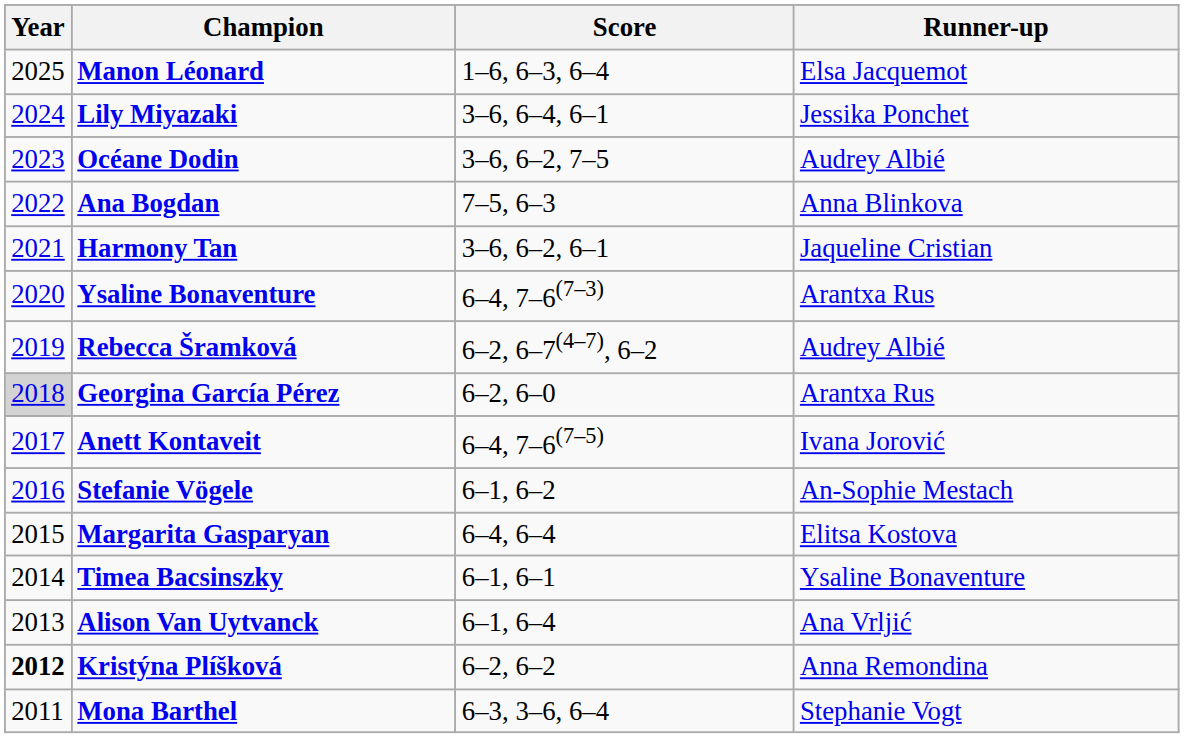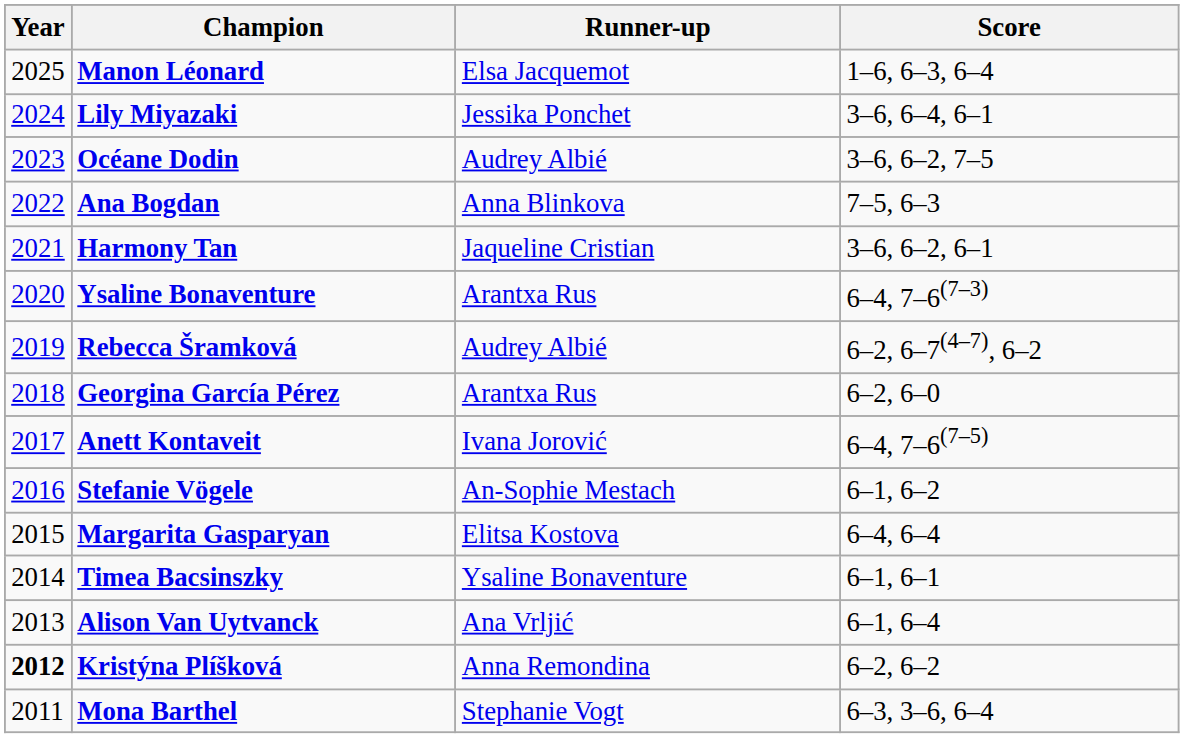columns swapped: (986, 26) <-> (625, 26)
(38, 394) lightgrey background -> (38, 394) no background
